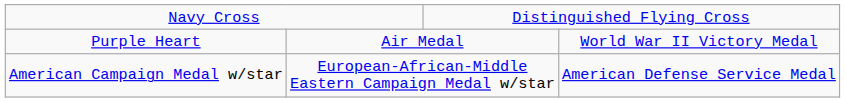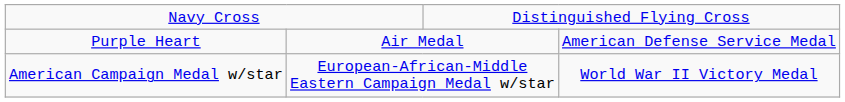(699, 42) World War II Victory Medal -> (699, 42) American Defense Service Medal
(699, 75) American Defense Service Medal -> (699, 75) World War II Victory Medal
